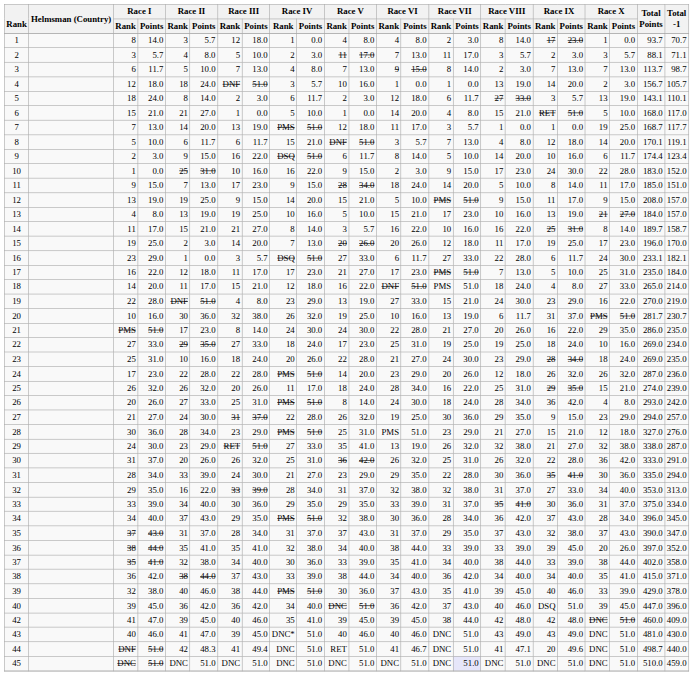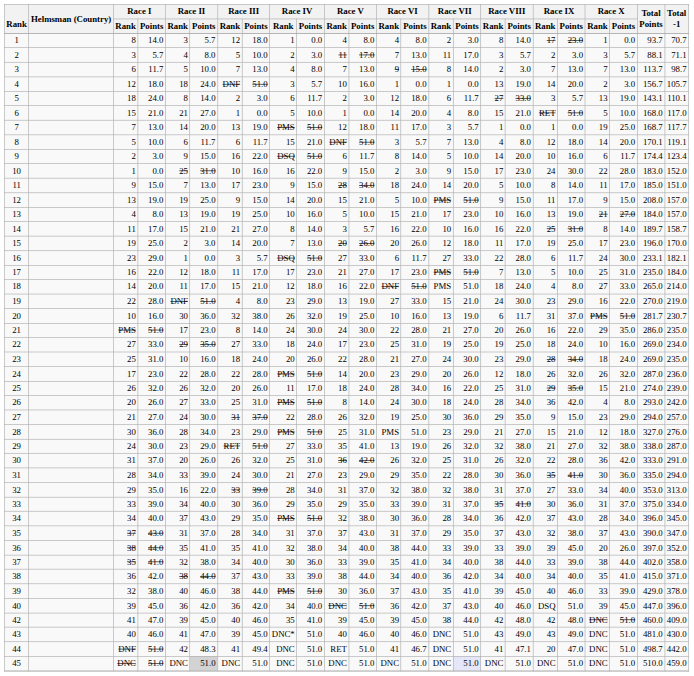(575, 649) 49.6 -> (575, 649) 47.0
(677, 649) 440.0 -> (677, 649) 442.0
(208, 664) no background -> (208, 664) lightgrey background
